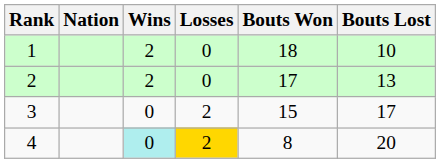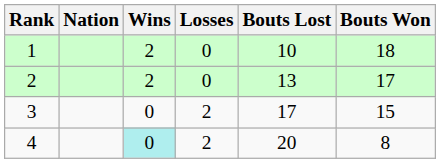columns swapped: (288, 19) <-> (386, 19)
(207, 142) gold background -> (207, 142) no background
